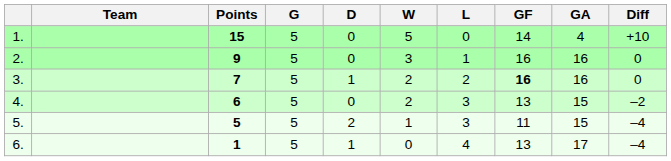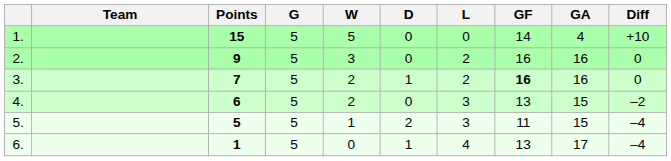columns swapped: (409, 15) <-> (351, 15)
(466, 58) 1 -> (466, 58) 2
